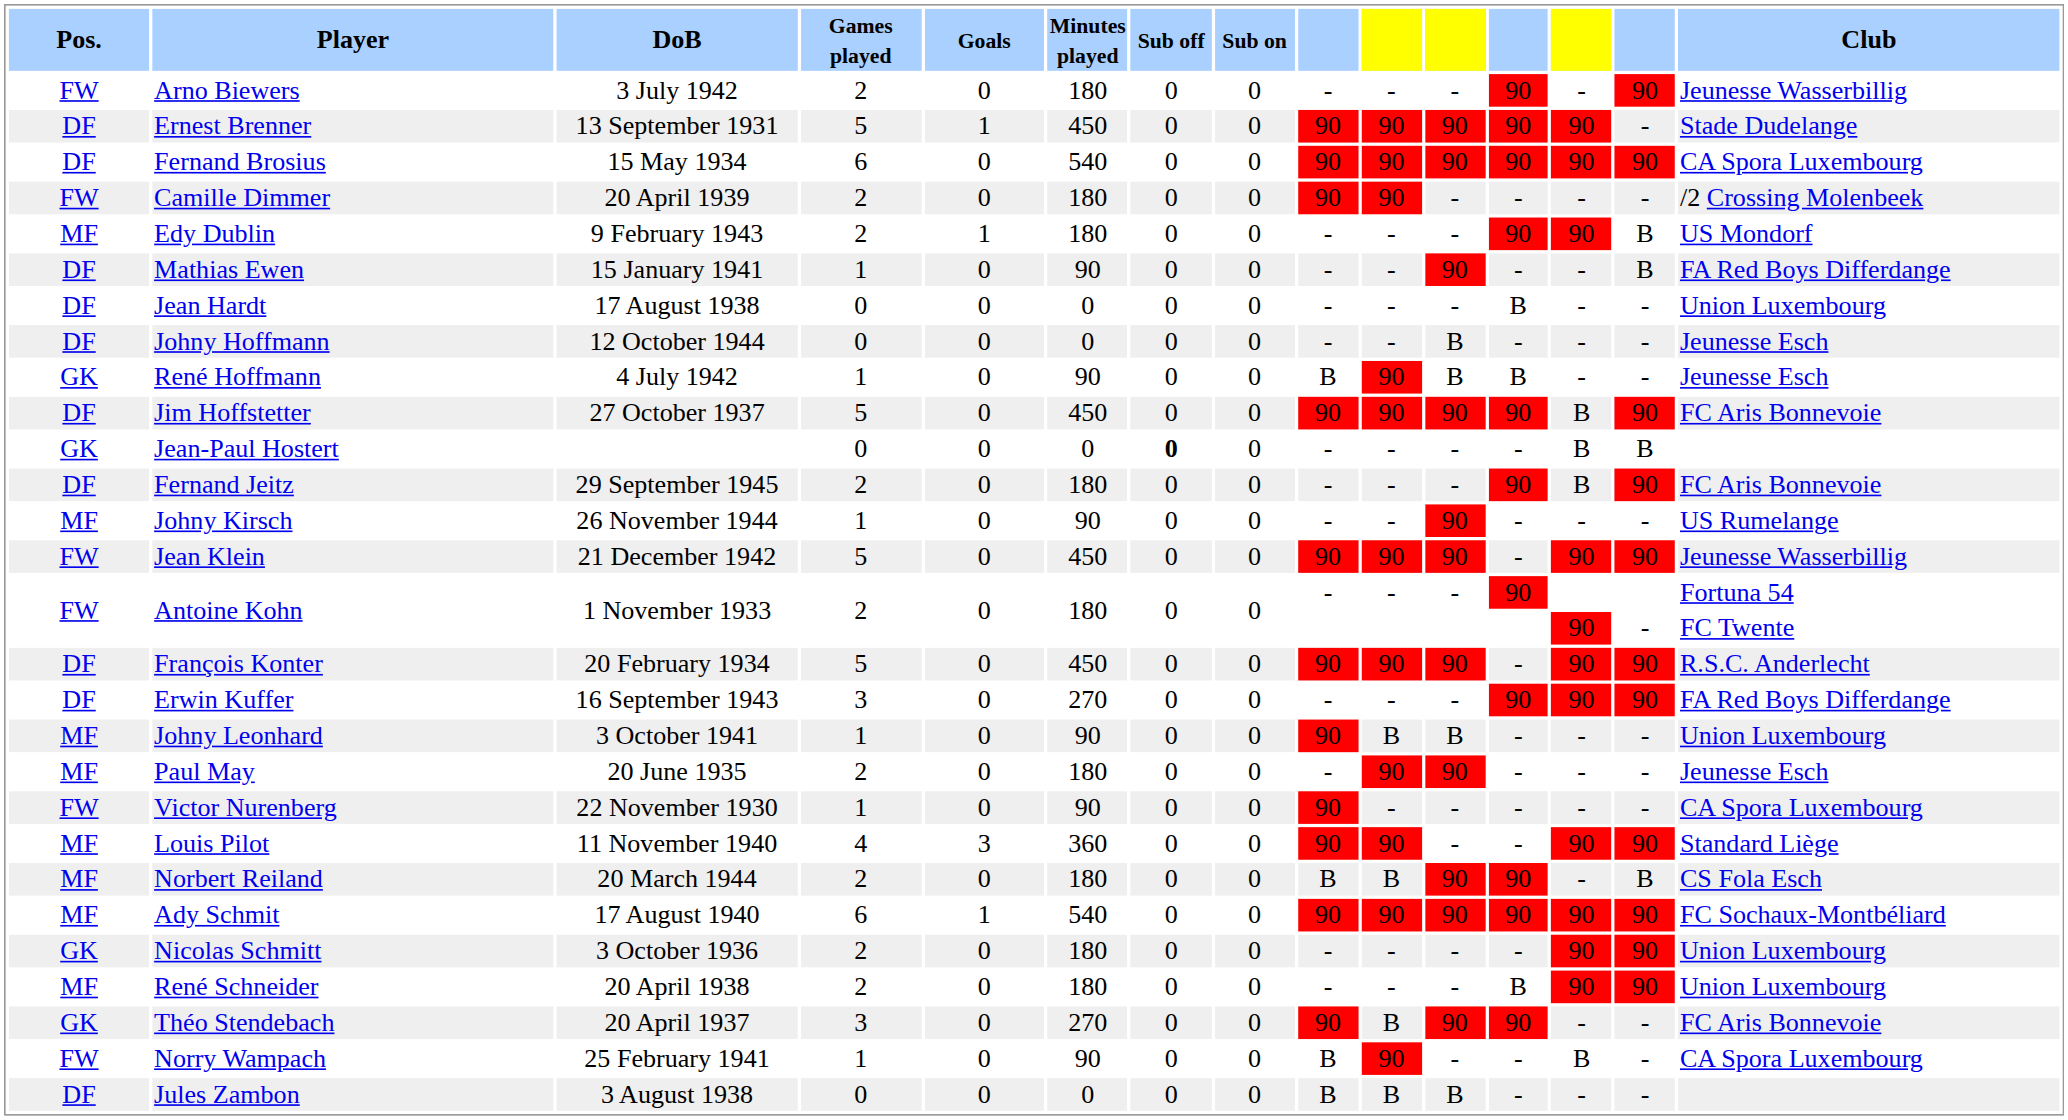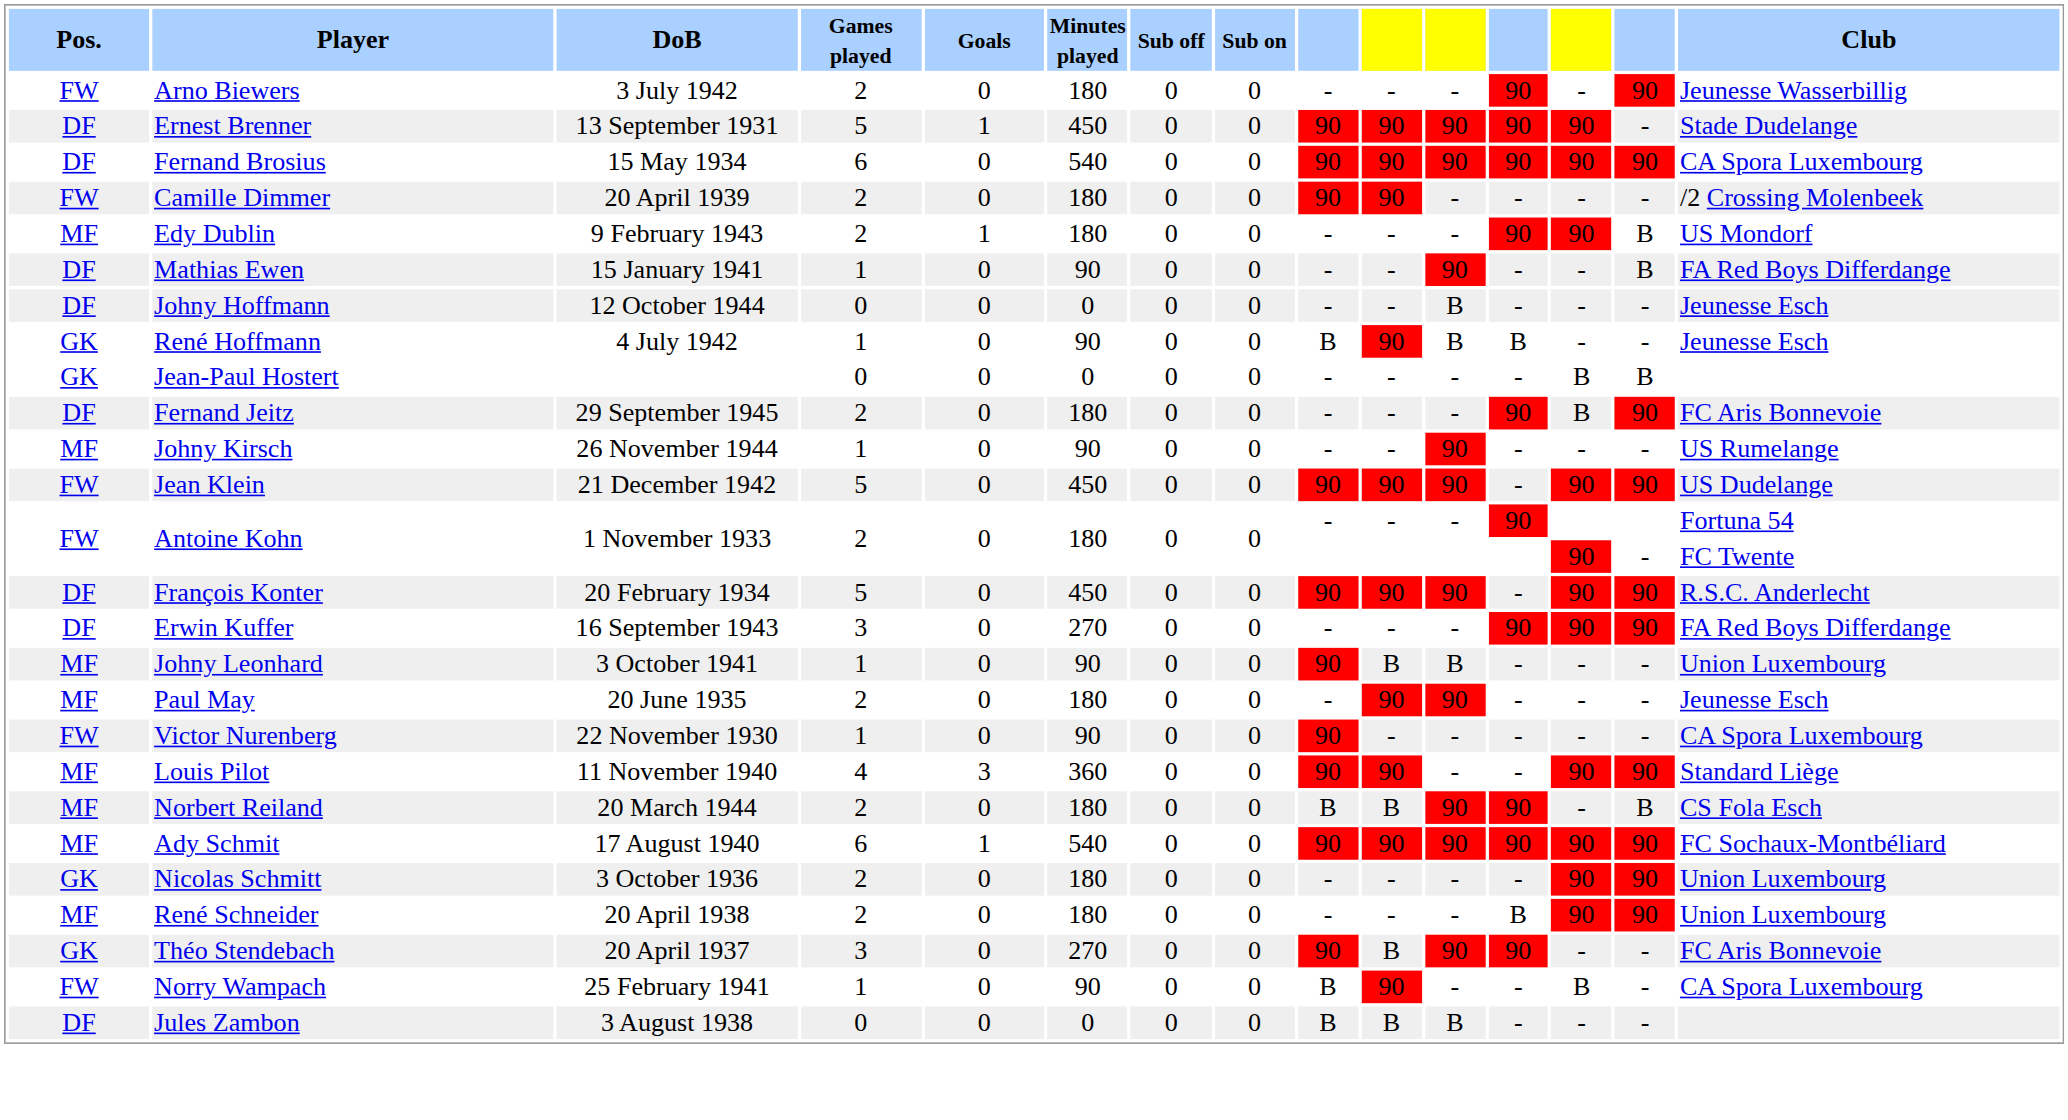- row: (210, 305)
- row: (232, 412)
(1171, 448) bold -> (1171, 376) normal
(1793, 556) Jeunesse Wasserbillig -> (1756, 484) US Dudelange
